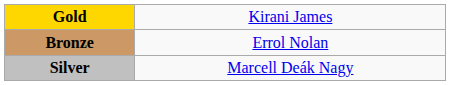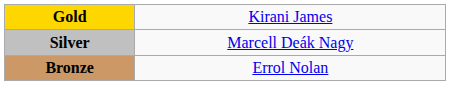rows swapped: (70, 67) <-> (70, 42)
